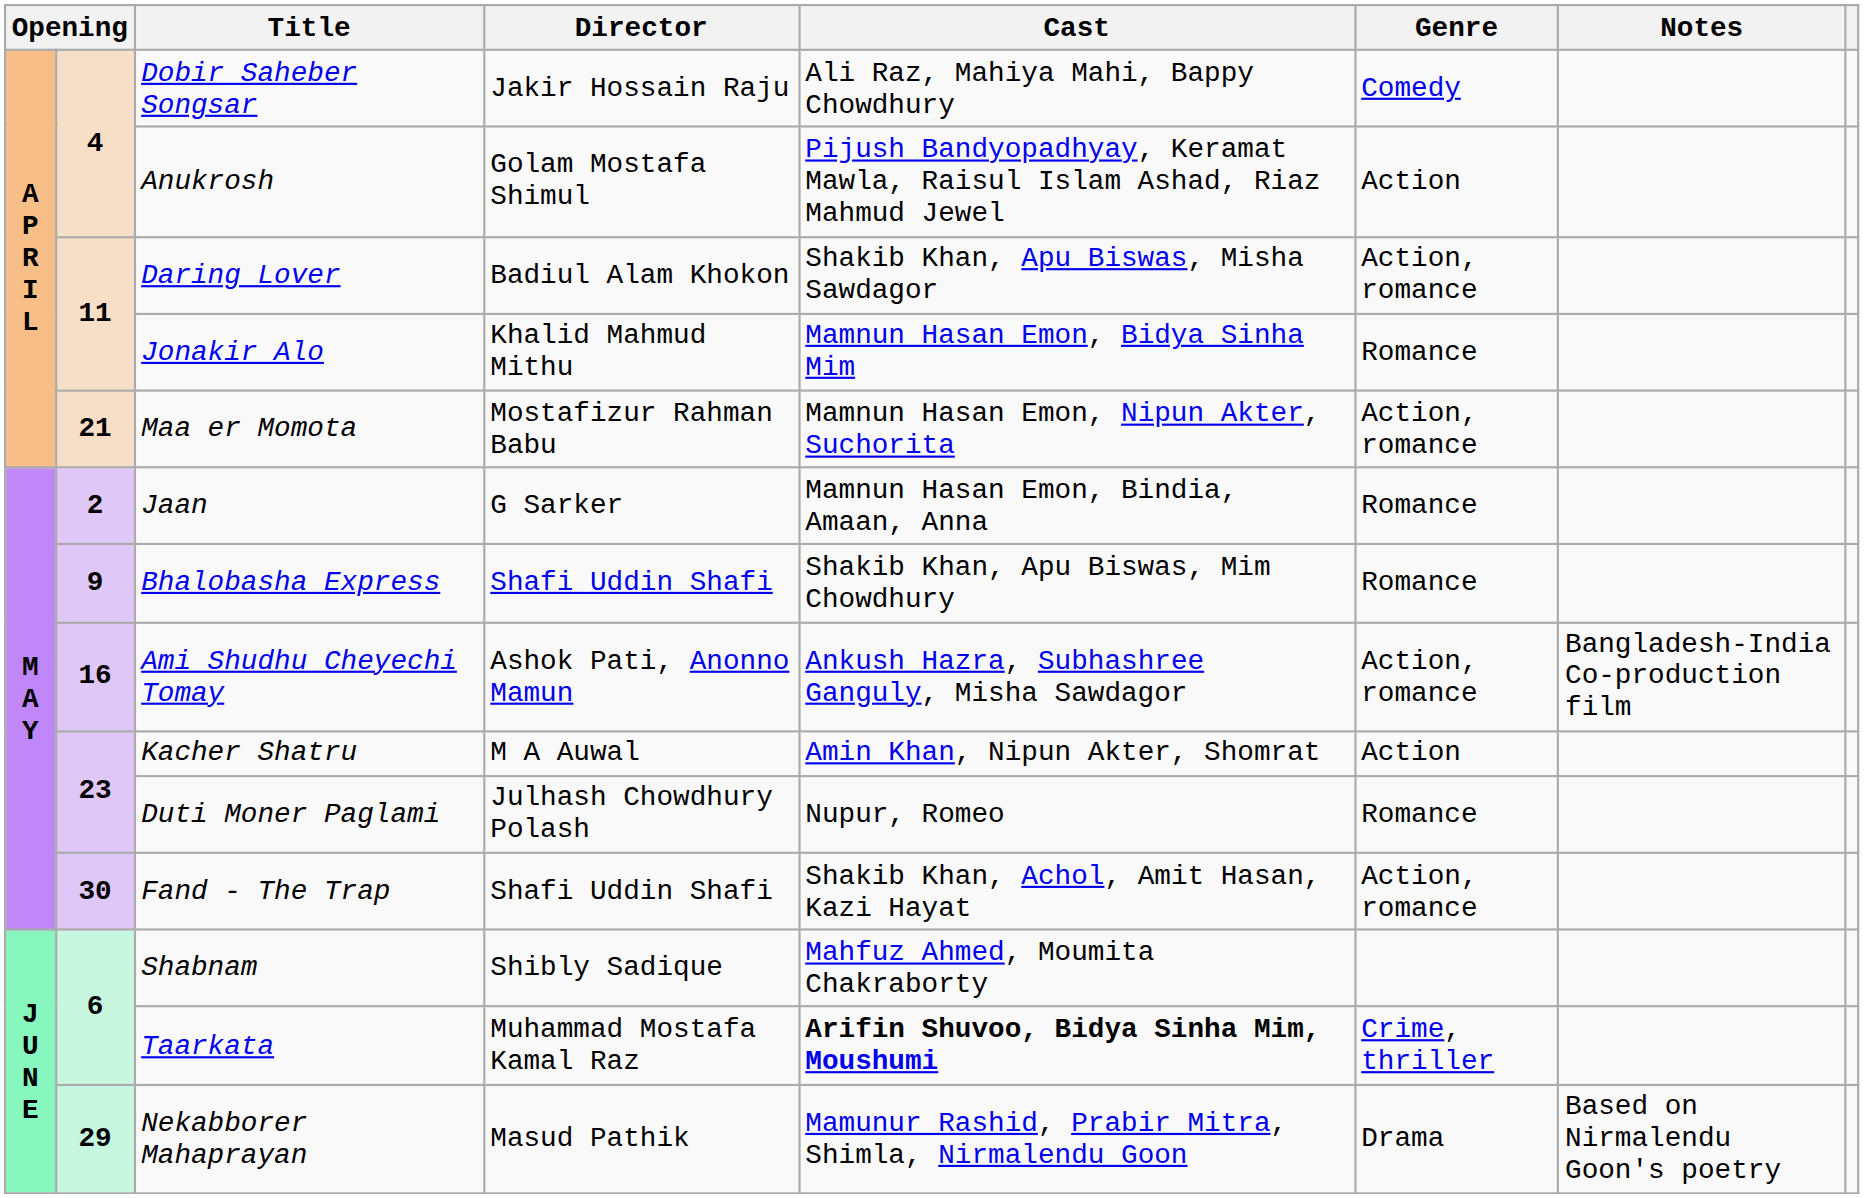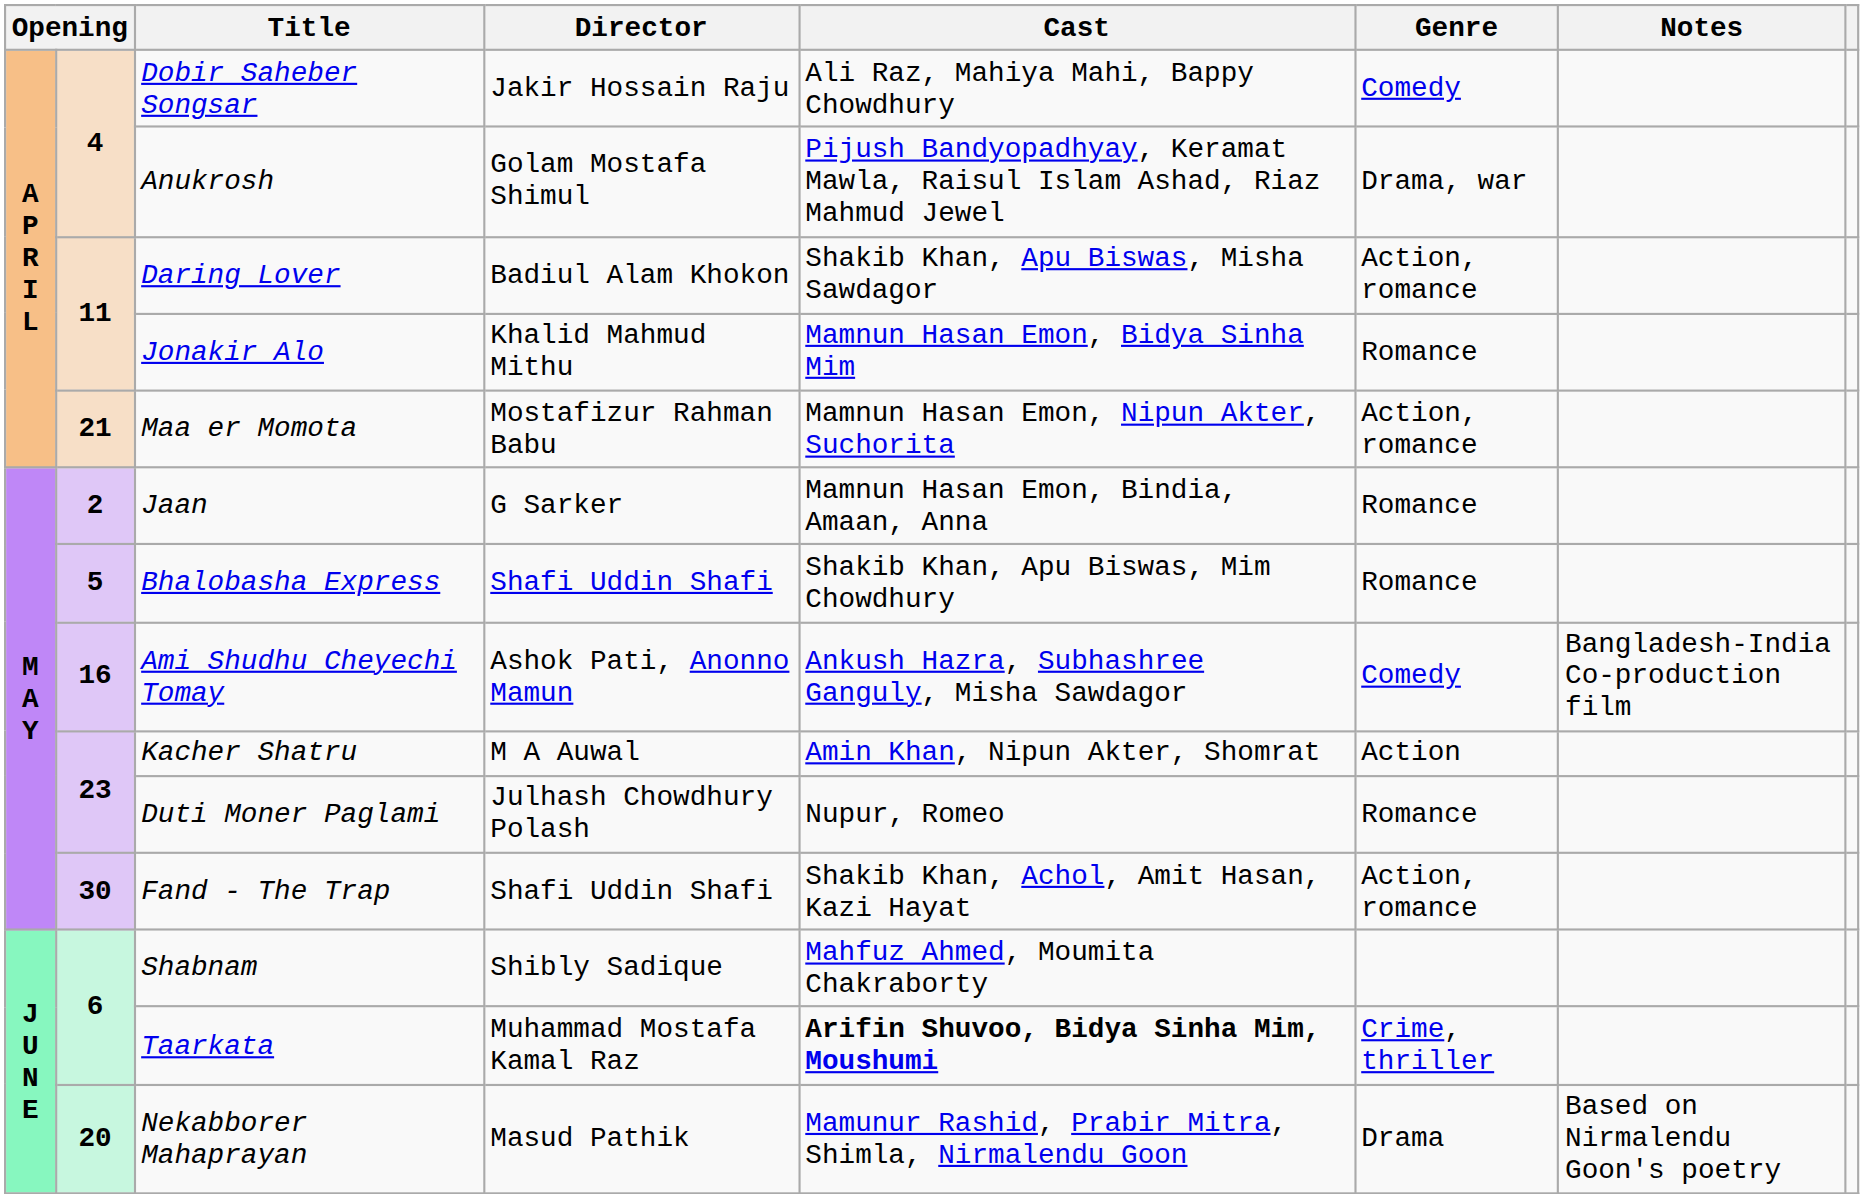(1411, 182) Action -> (1444, 182) Drama, war
(95, 583) 9 -> (95, 583) 5
(1419, 676) Action, romance -> (1411, 676) Comedy
(95, 1139) 29 -> (95, 1139) 20
